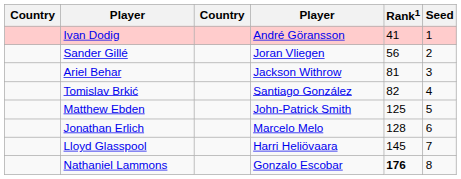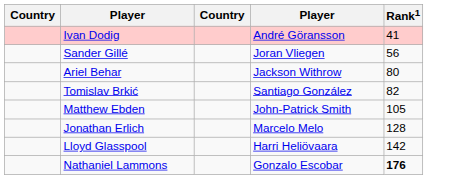- column: (440, 15)
(393, 72) 81 -> (393, 72) 80
(396, 109) 125 -> (396, 109) 105
(396, 146) 145 -> (396, 146) 142
